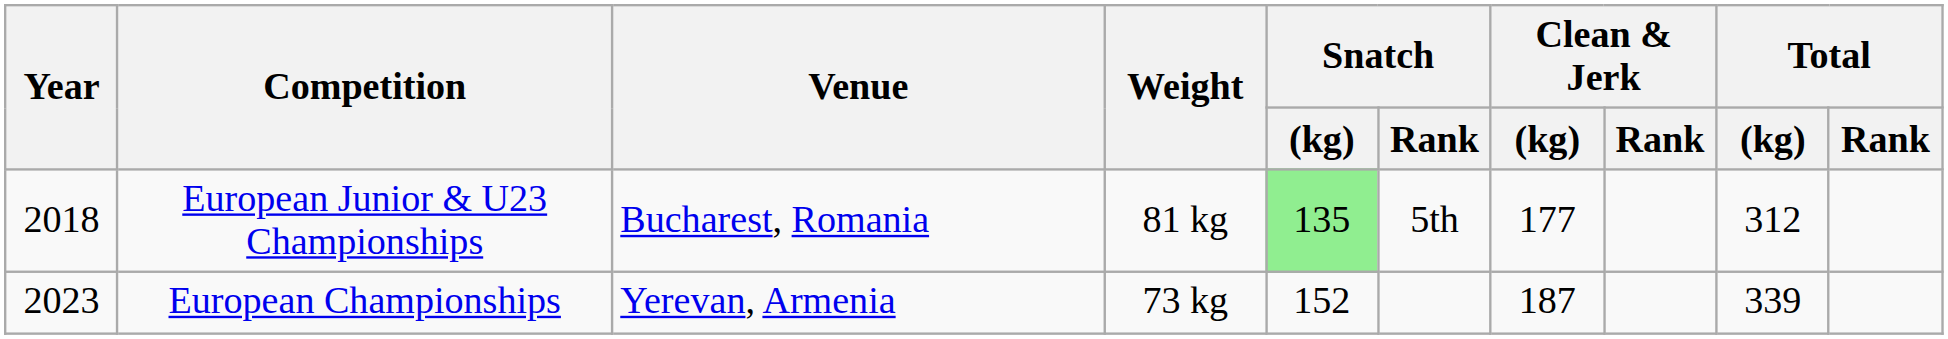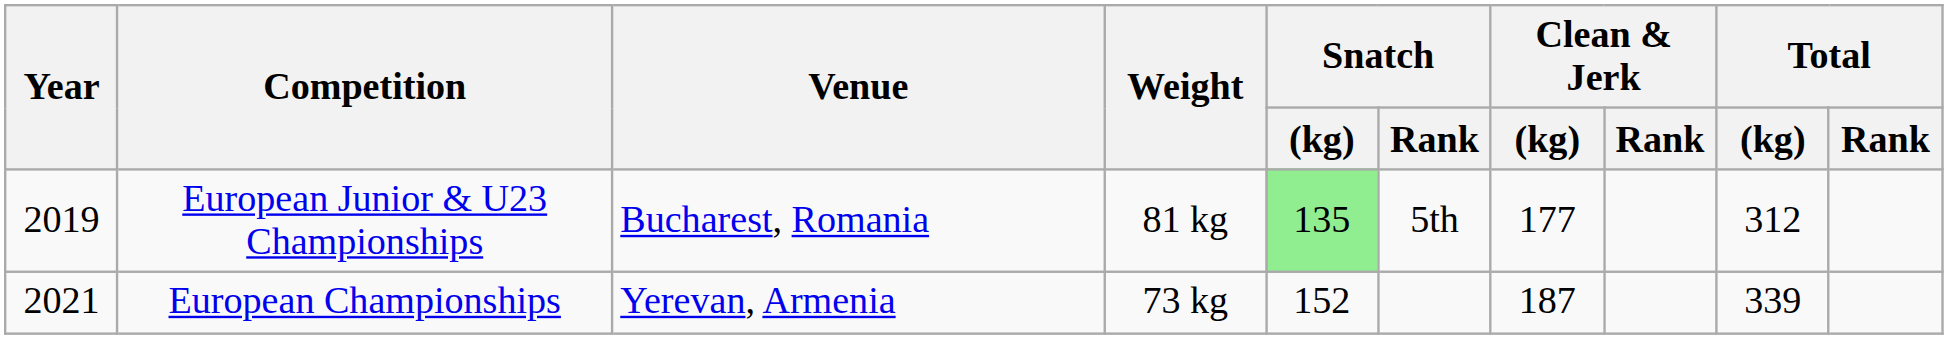(62, 219) 2018 -> (62, 219) 2019
(62, 301) 2023 -> (62, 301) 2021
